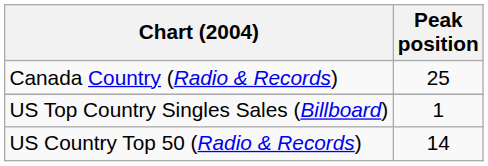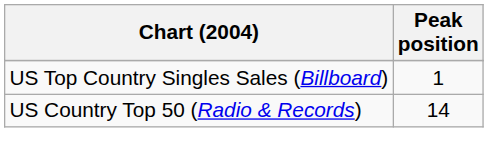- row: (174, 77)
